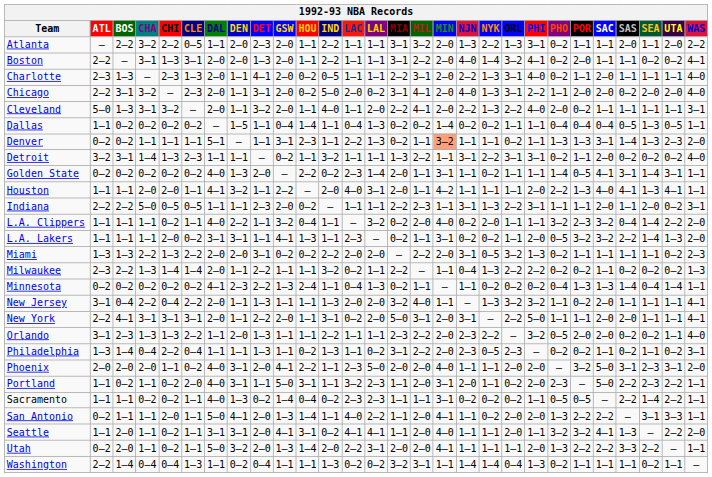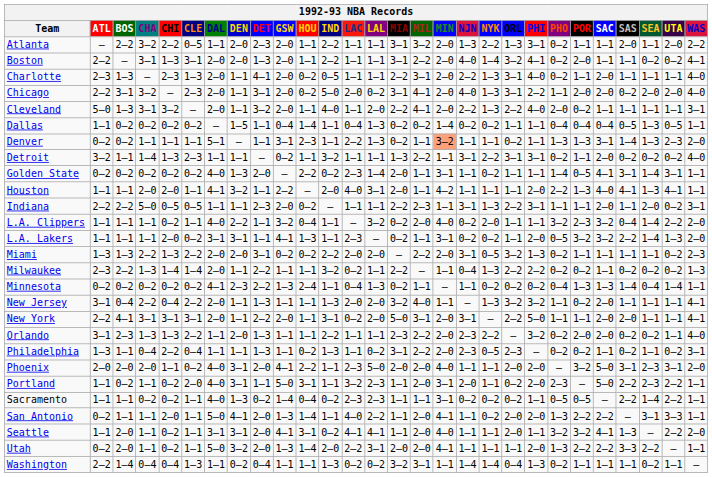(125, 158) 3–1 -> (125, 158) 1–1
(559, 336) 0–5 -> (559, 336) 0–2
(125, 352) 1–4 -> (125, 352) 1–1
